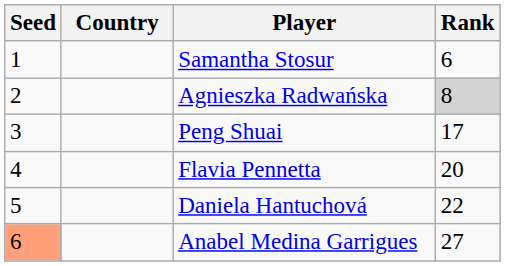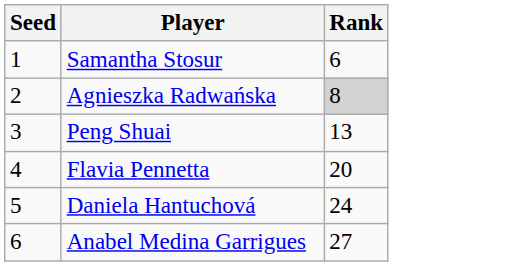- column: (117, 22)
(452, 132) 17 -> (341, 132) 13
(452, 205) 22 -> (341, 205) 24
(16, 242) lightsalmon background -> (16, 242) no background
